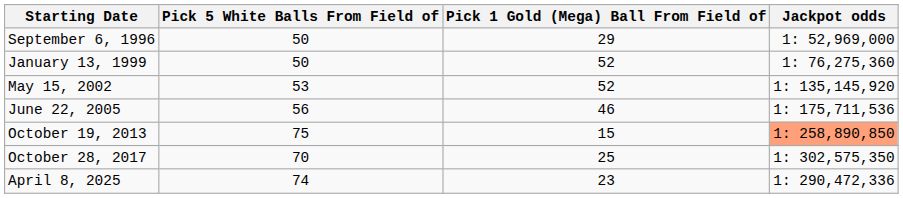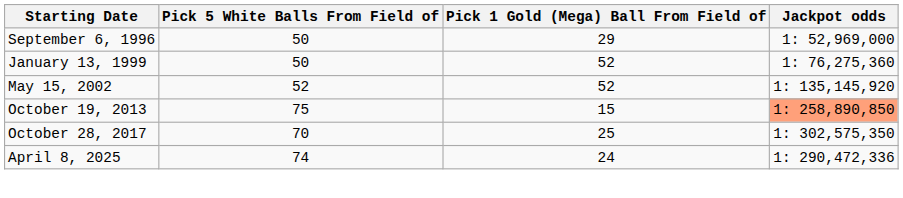(301, 87) 53 -> (301, 87) 52
- row: (64, 110)
(606, 181) 23 -> (606, 157) 24
